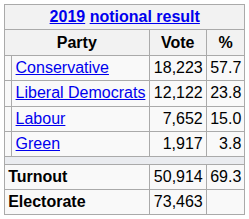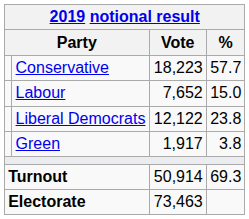rows swapped: (80, 93) <-> (40, 118)
